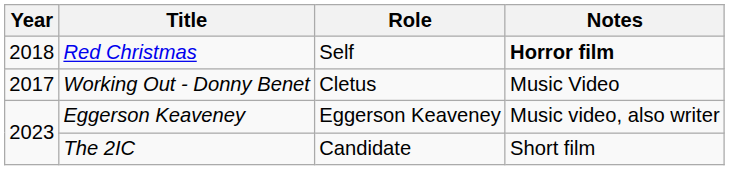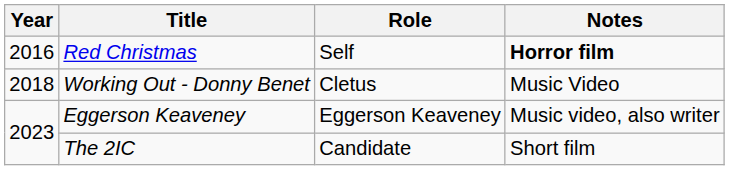(32, 52) 2018 -> (32, 52) 2016
(32, 84) 2017 -> (32, 84) 2018
